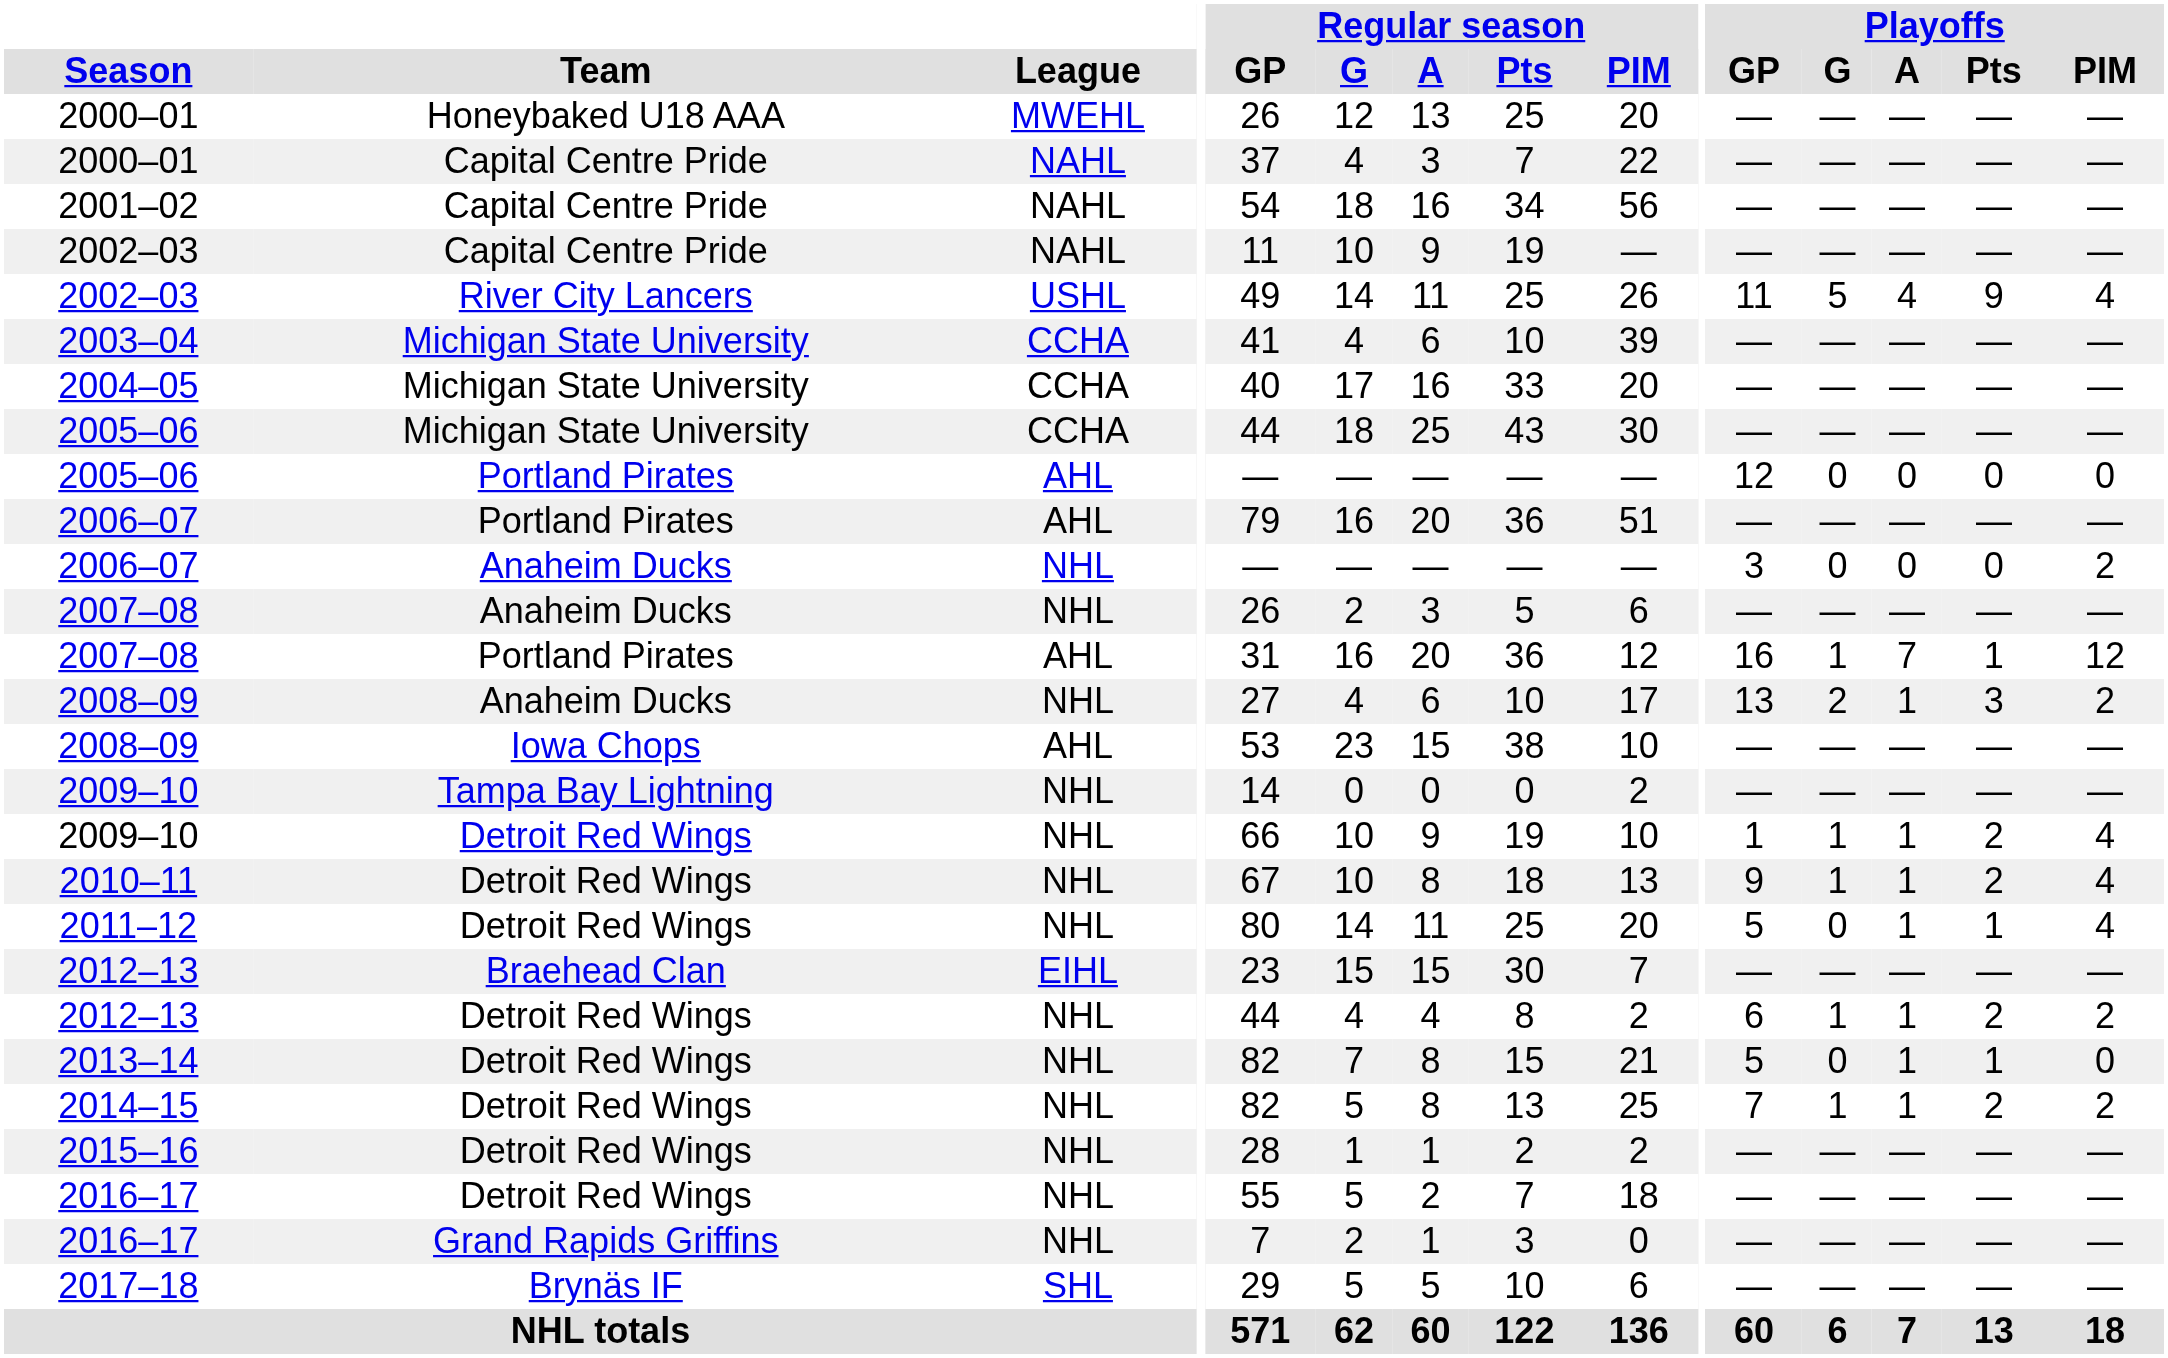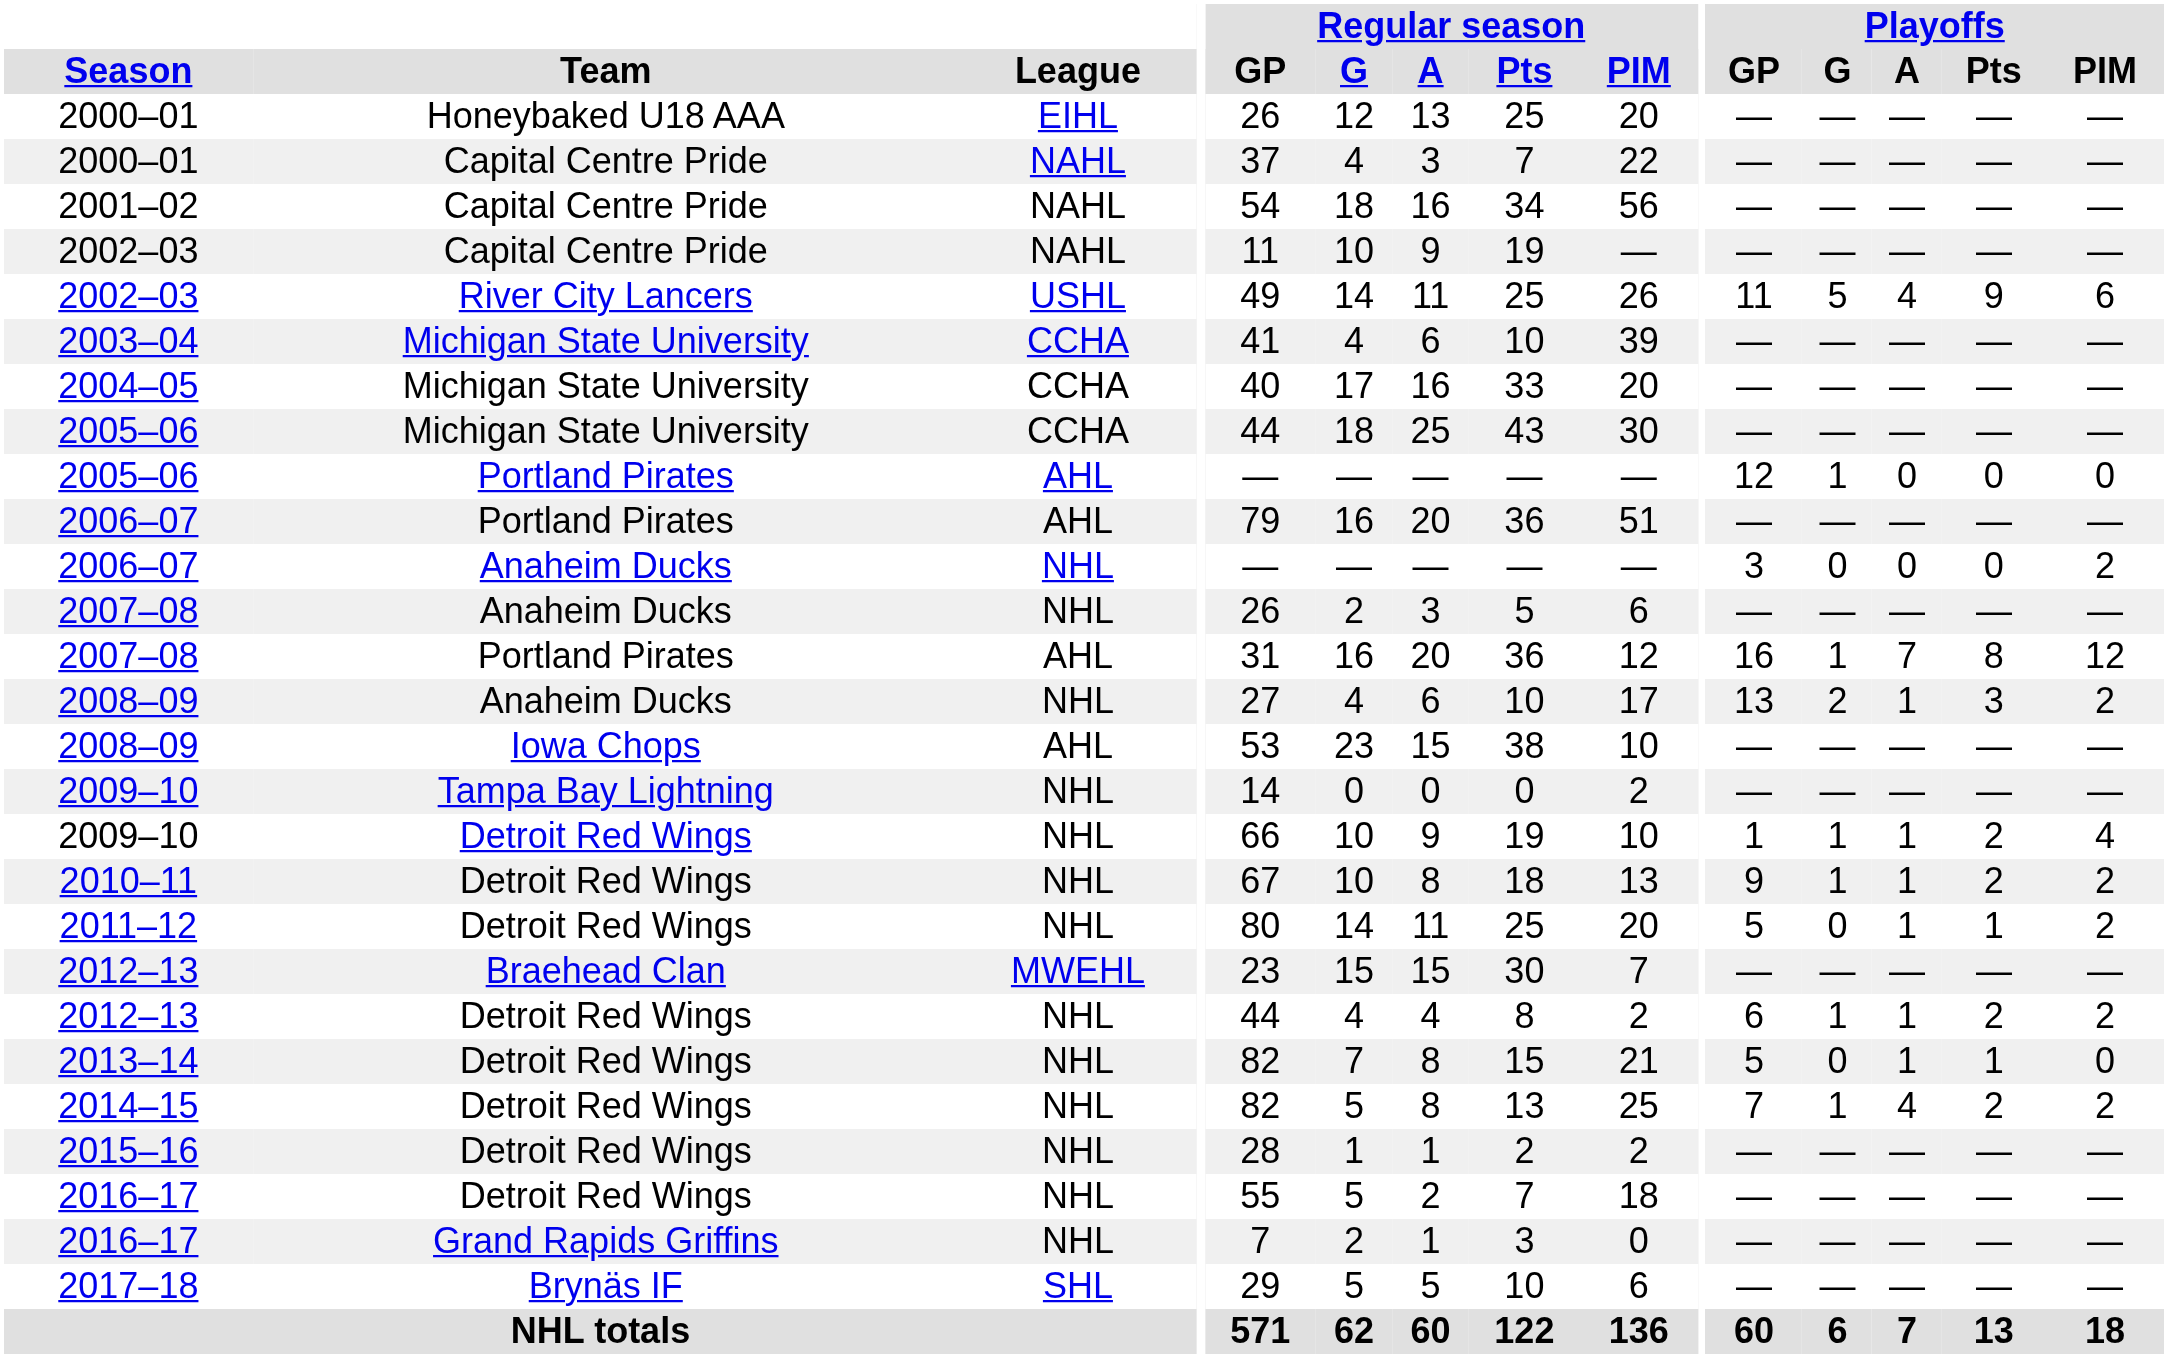(1078, 115) MWEHL -> (1078, 115) EIHL
(2105, 295) 4 -> (2105, 295) 6
(1837, 475) 0 -> (1837, 475) 1
(1994, 655) 1 -> (1994, 655) 8
(2105, 880) 4 -> (2105, 880) 2
(2105, 925) 4 -> (2105, 925) 2
(1078, 970) EIHL -> (1078, 970) MWEHL
(1907, 1105) 1 -> (1907, 1105) 4
